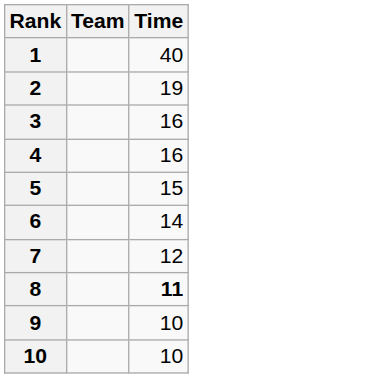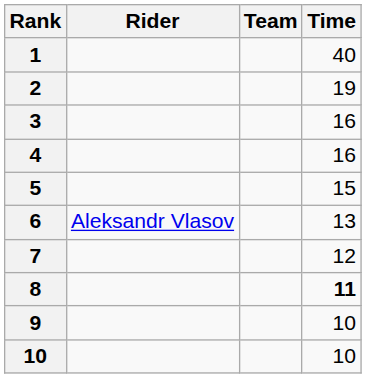+ column: (153, 21)
(171, 222) 14 -> (344, 222) 13
